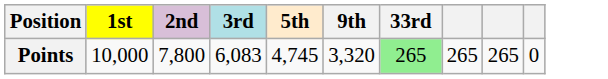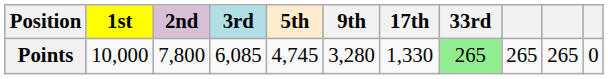+ column: (410, 21)
(238, 55) 6,083 -> (238, 55) 6,085
(352, 55) 3,320 -> (352, 55) 3,280
